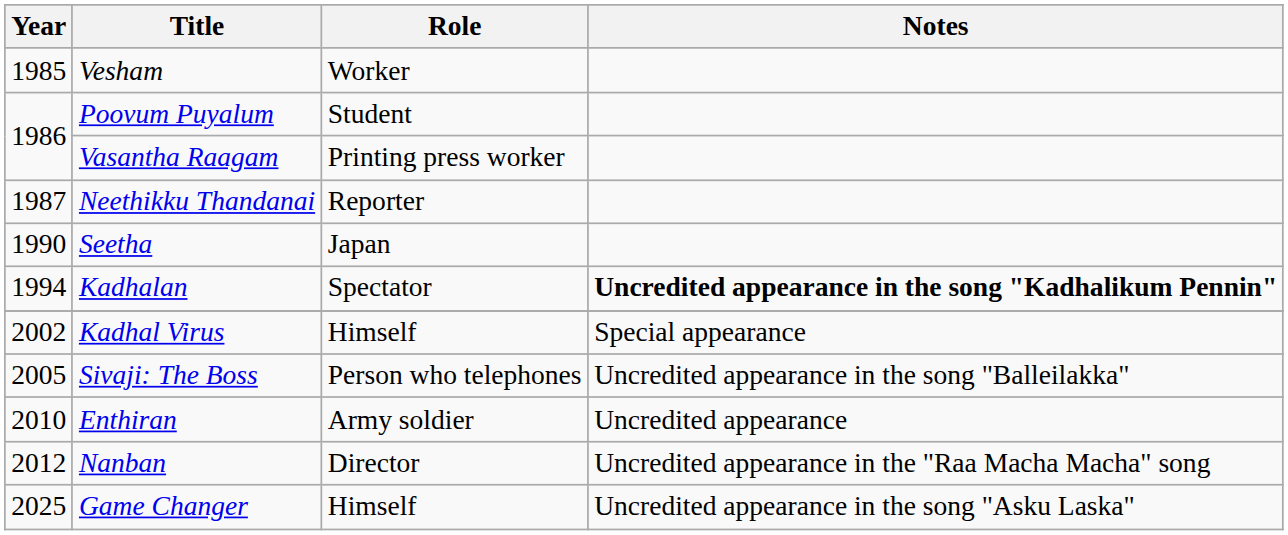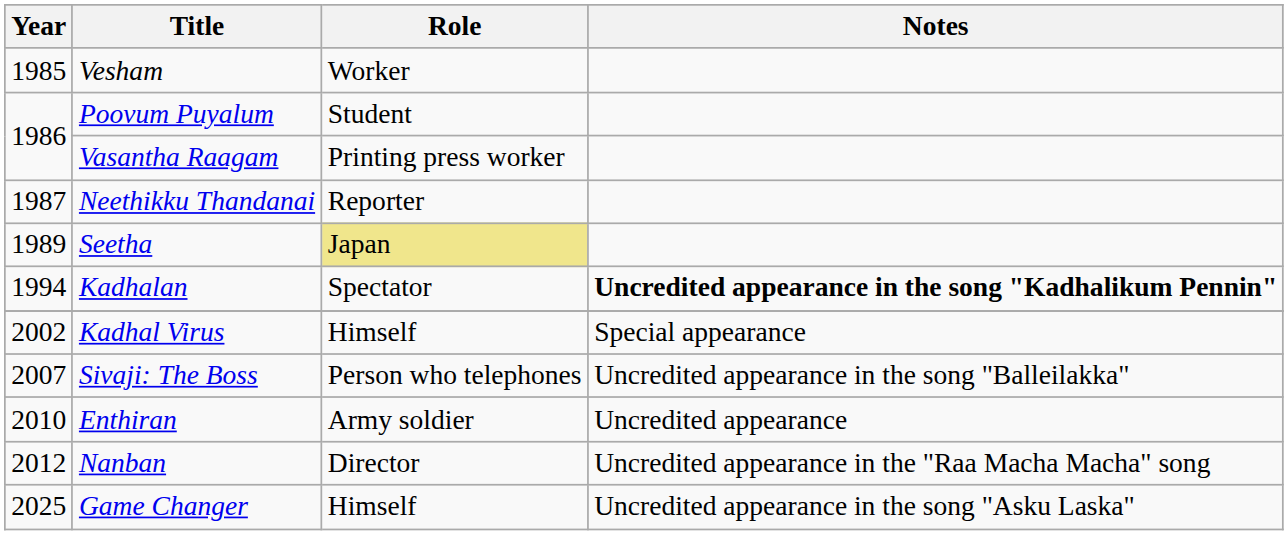(39, 244) 1990 -> (39, 244) 1989
(359, 244) no background -> (359, 244) khaki background
(39, 375) 2005 -> (39, 375) 2007
